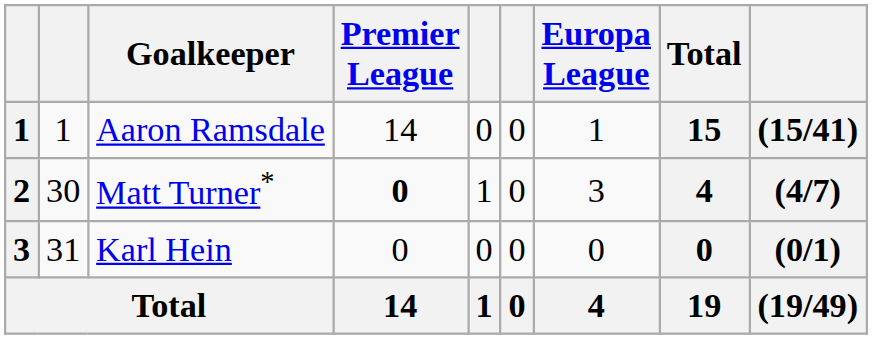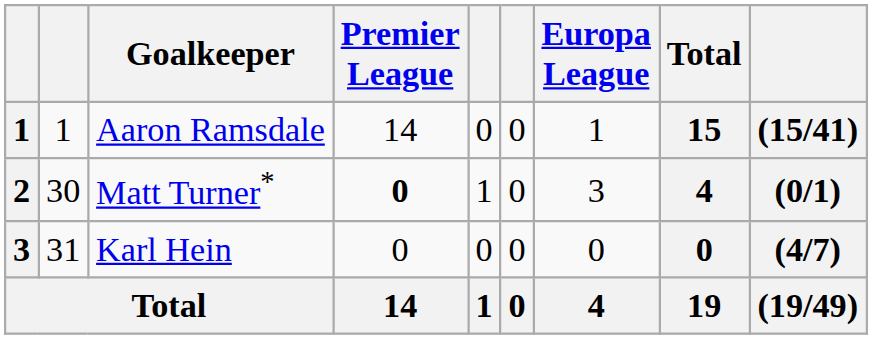(808, 189) (4/7) -> (808, 189) (0/1)
(808, 249) (0/1) -> (808, 249) (4/7)
